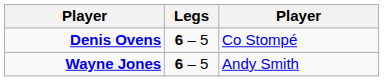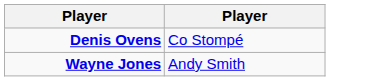- column: (192, 16)
